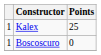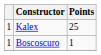(71, 42) 0 -> (71, 42) 1
